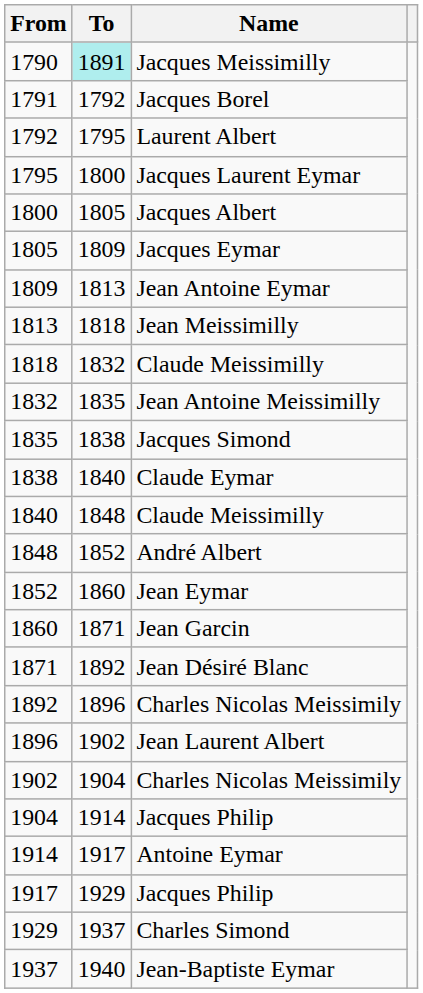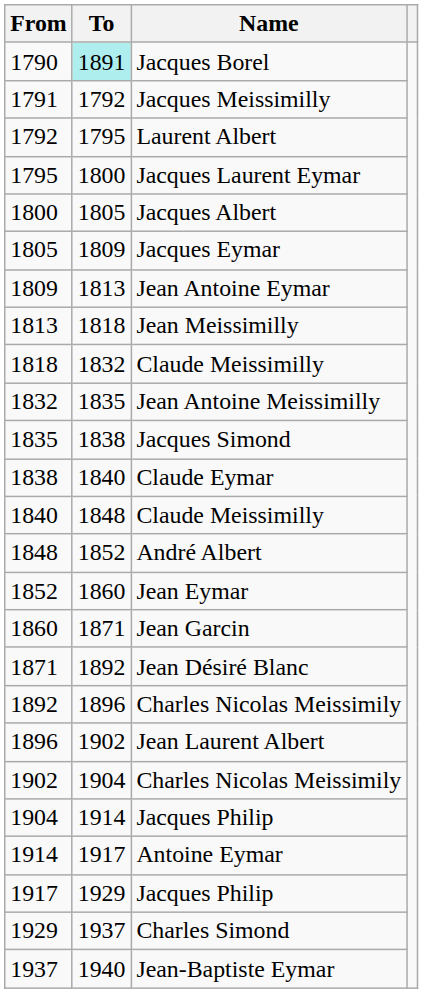(233, 61) Jacques Meissimilly -> (203, 61) Jacques Borel
(203, 99) Jacques Borel -> (233, 99) Jacques Meissimilly
